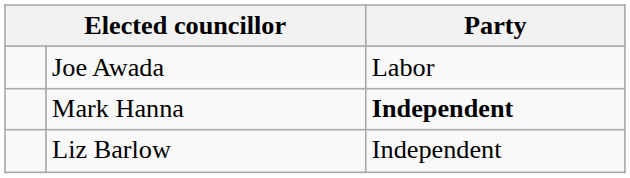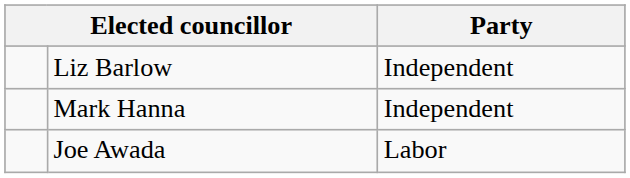rows swapped: (111, 150) <-> (108, 67)
(443, 108) bold -> (449, 108) normal
